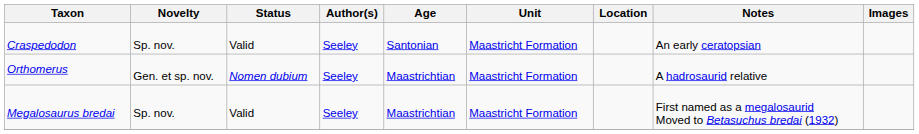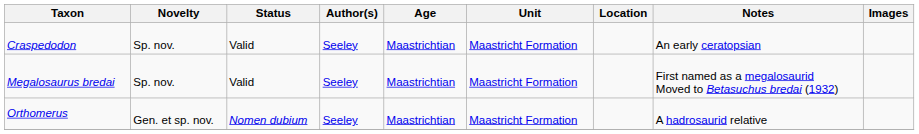(413, 44) Santonian -> (421, 44) Maastrichtian
rows swapped: (61, 113) <-> (37, 69)
